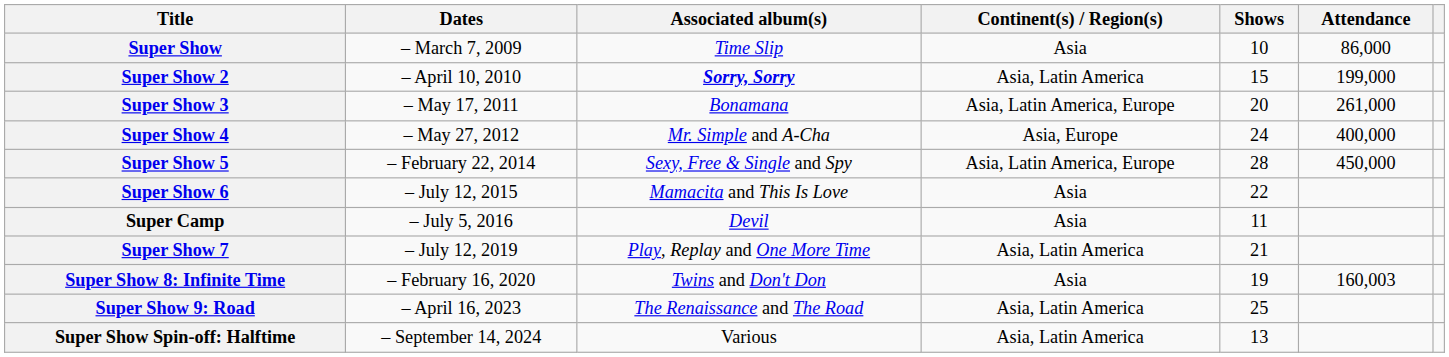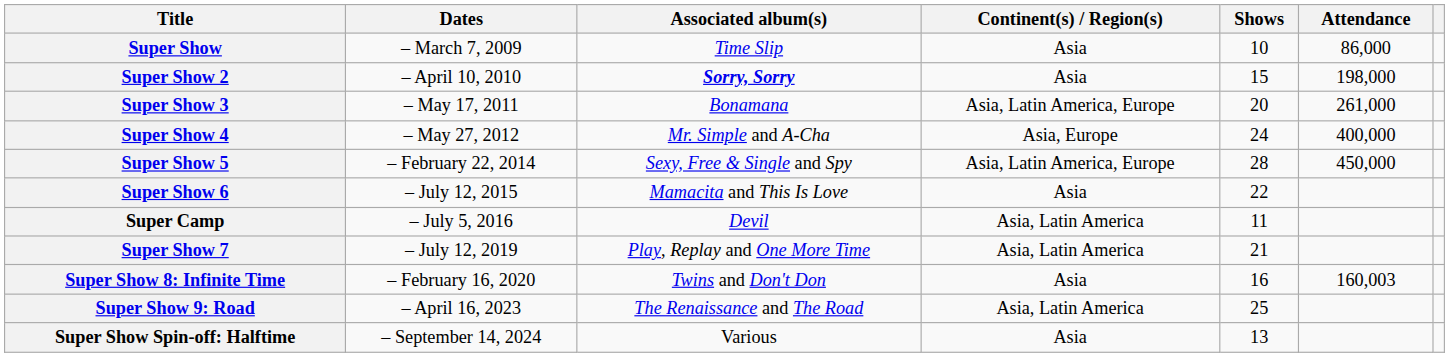(1070, 76) Asia, Latin America -> (1070, 76) Asia
(1366, 76) 199,000 -> (1366, 76) 198,000
(1070, 221) Asia -> (1070, 221) Asia, Latin America
(1259, 279) 19 -> (1259, 279) 16
(1070, 337) Asia, Latin America -> (1070, 337) Asia
